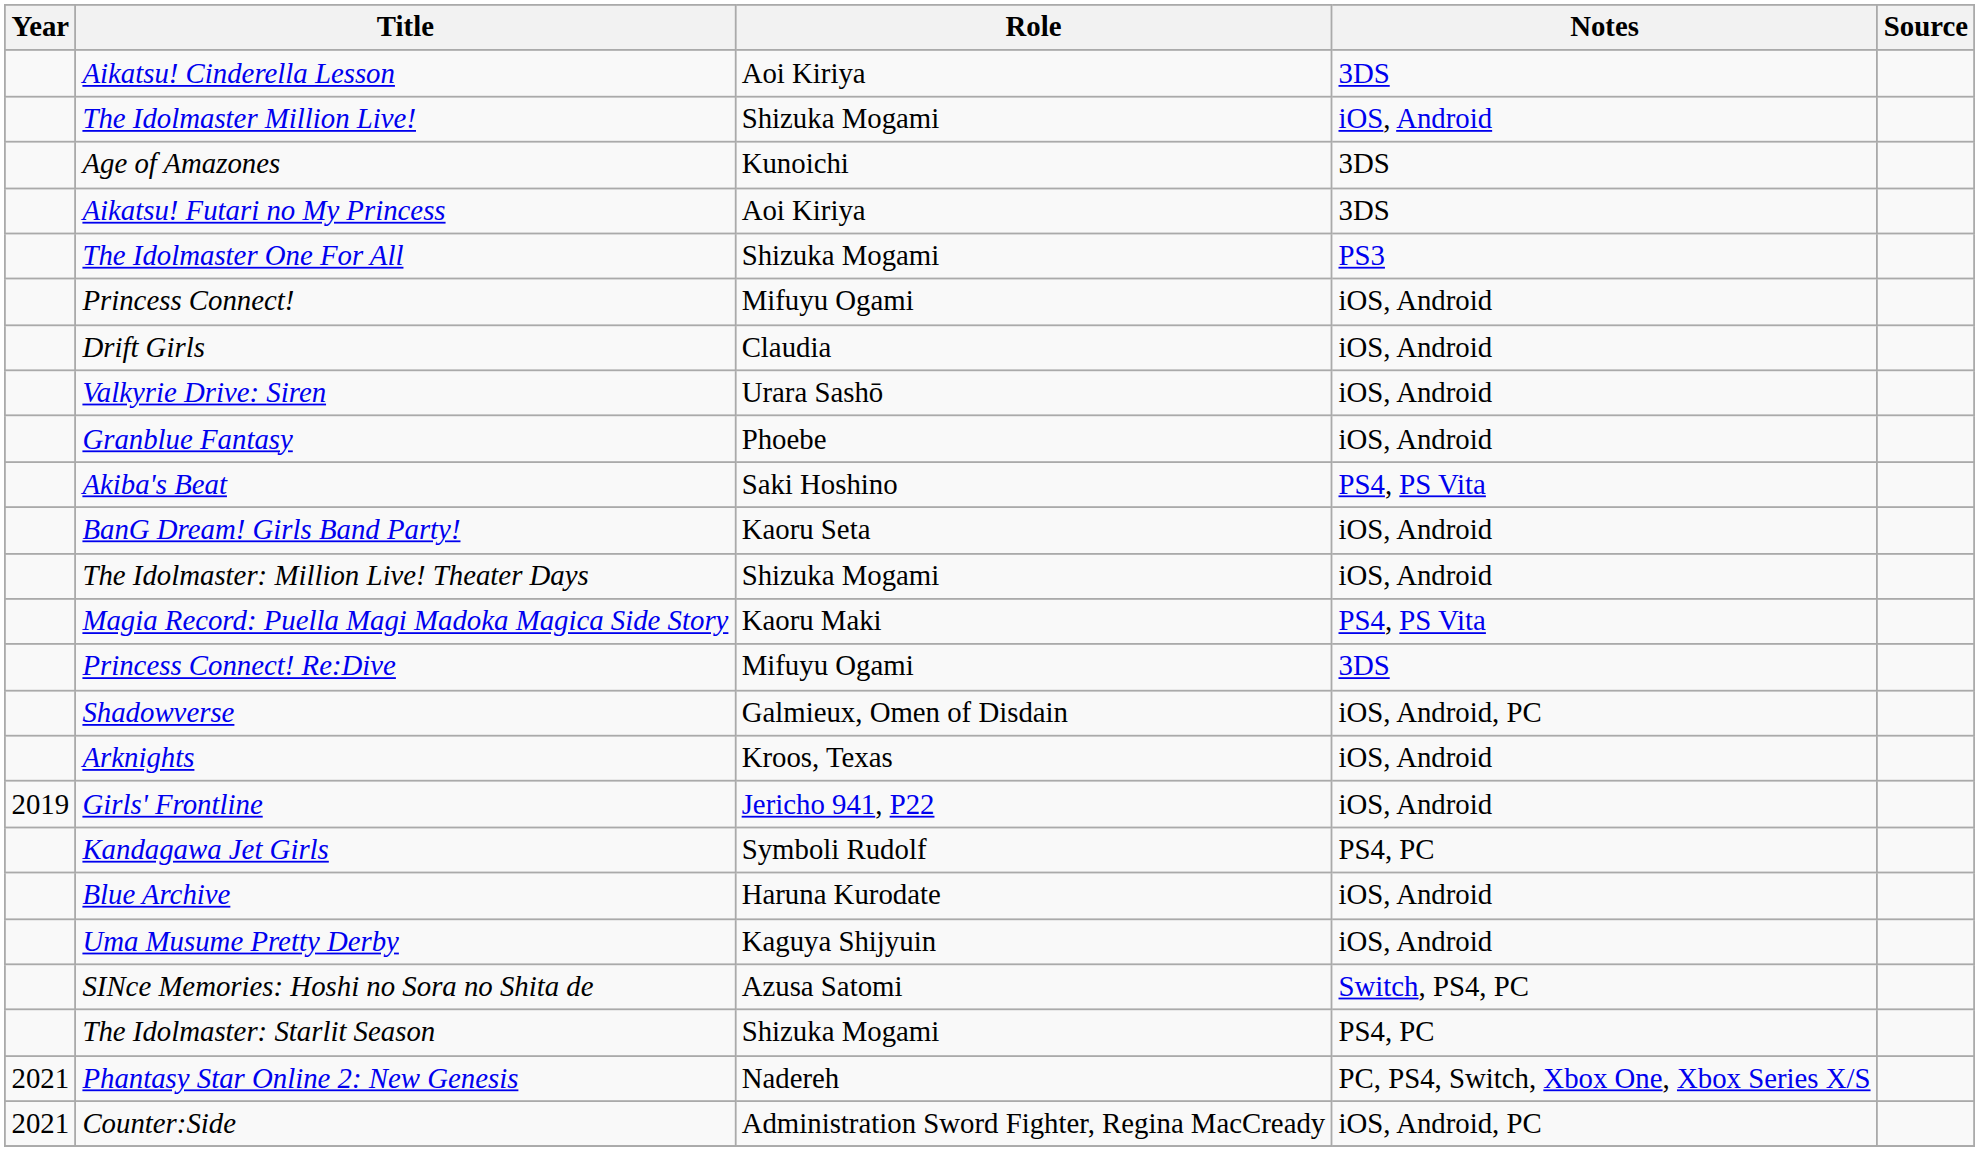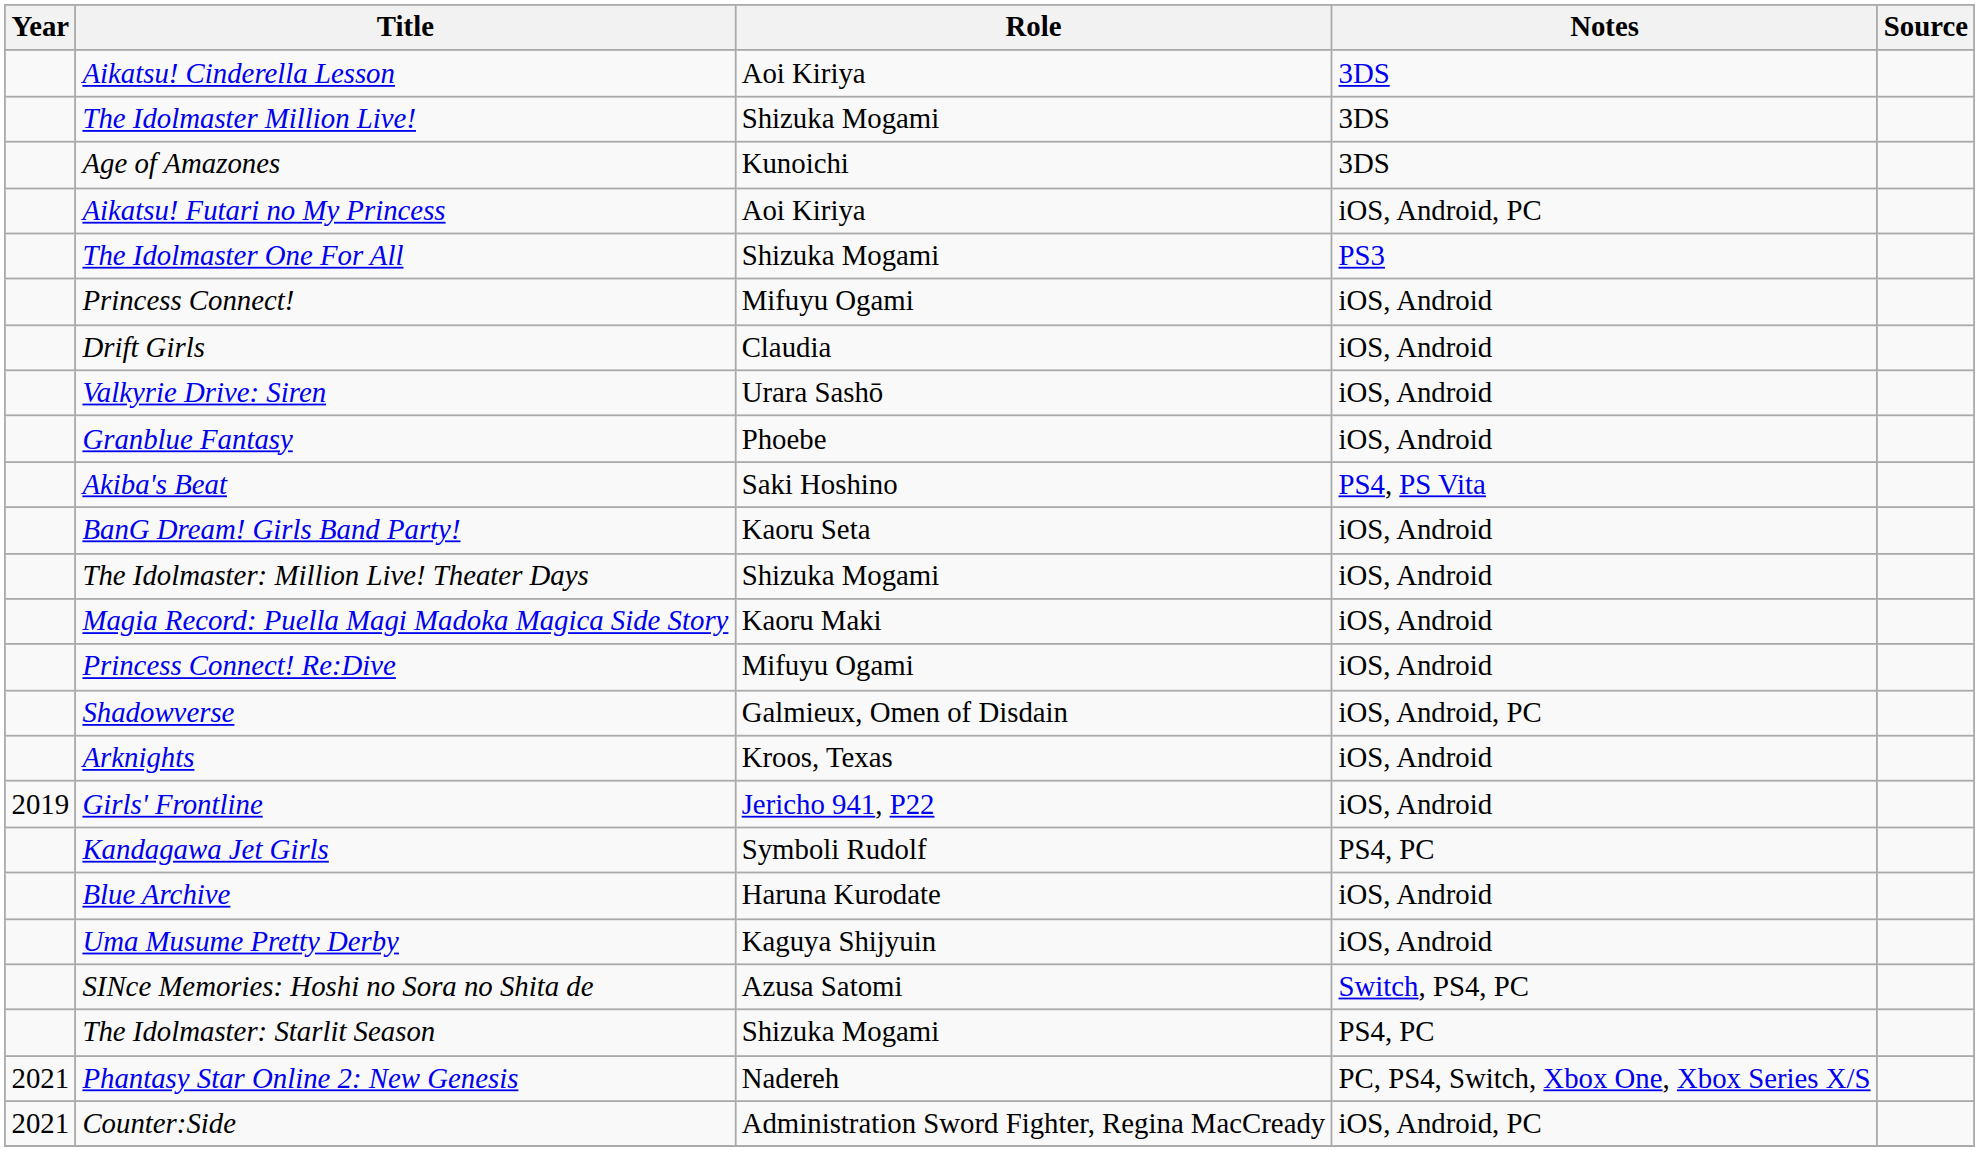(1415, 118) iOS, Android -> (1364, 118) 3DS
(1364, 210) 3DS -> (1440, 210) iOS, Android, PC
(1412, 621) PS4, PS Vita -> (1415, 621) iOS, Android
(1364, 666) 3DS -> (1415, 666) iOS, Android
